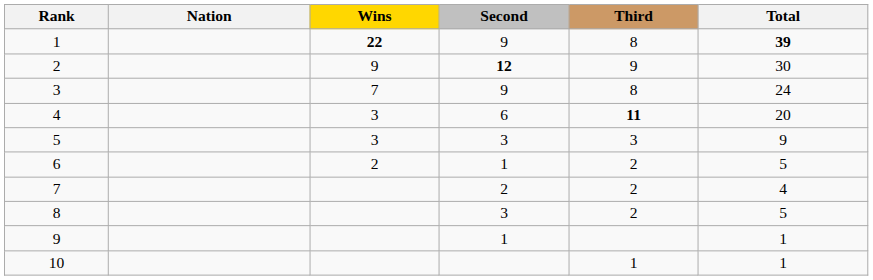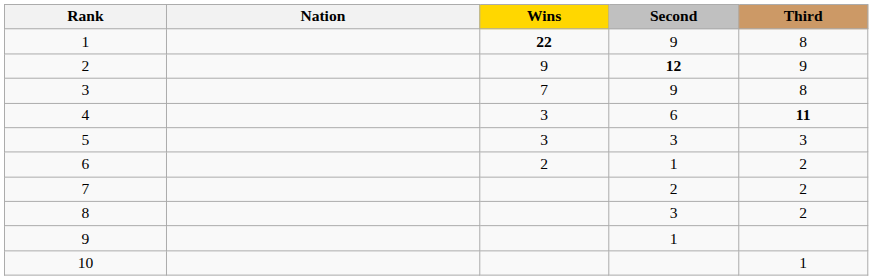- column: (783, 16)
